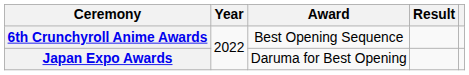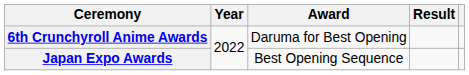(329, 37) Best Opening Sequence -> (329, 37) Daruma for Best Opening
(329, 59) Daruma for Best Opening -> (329, 59) Best Opening Sequence
